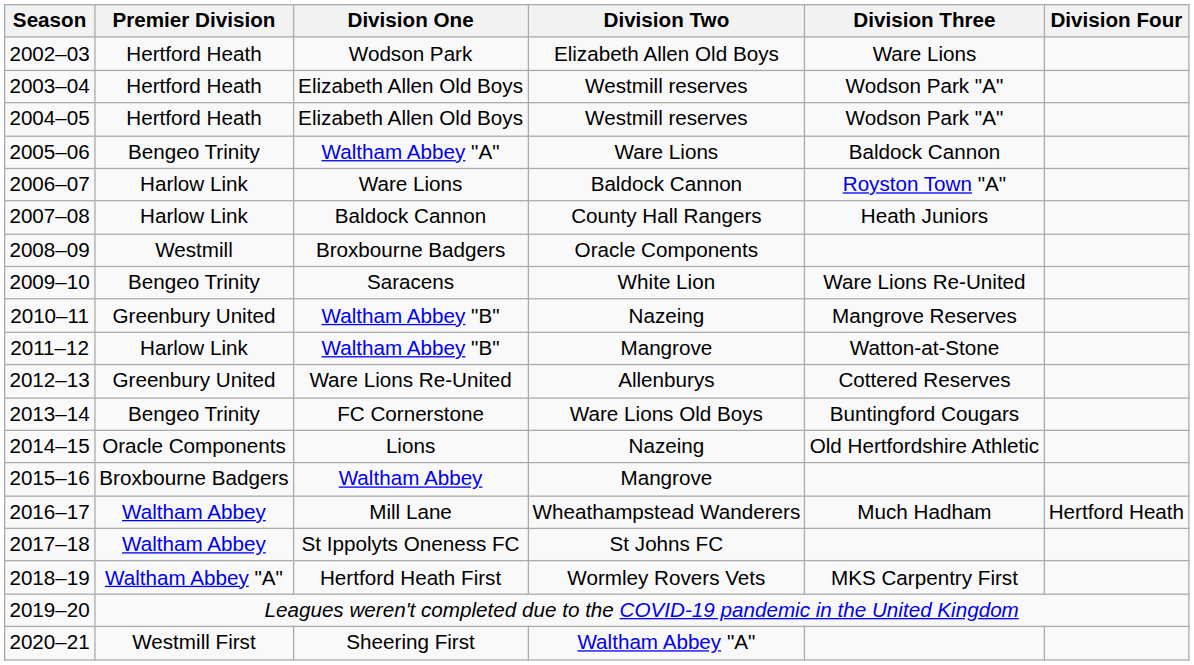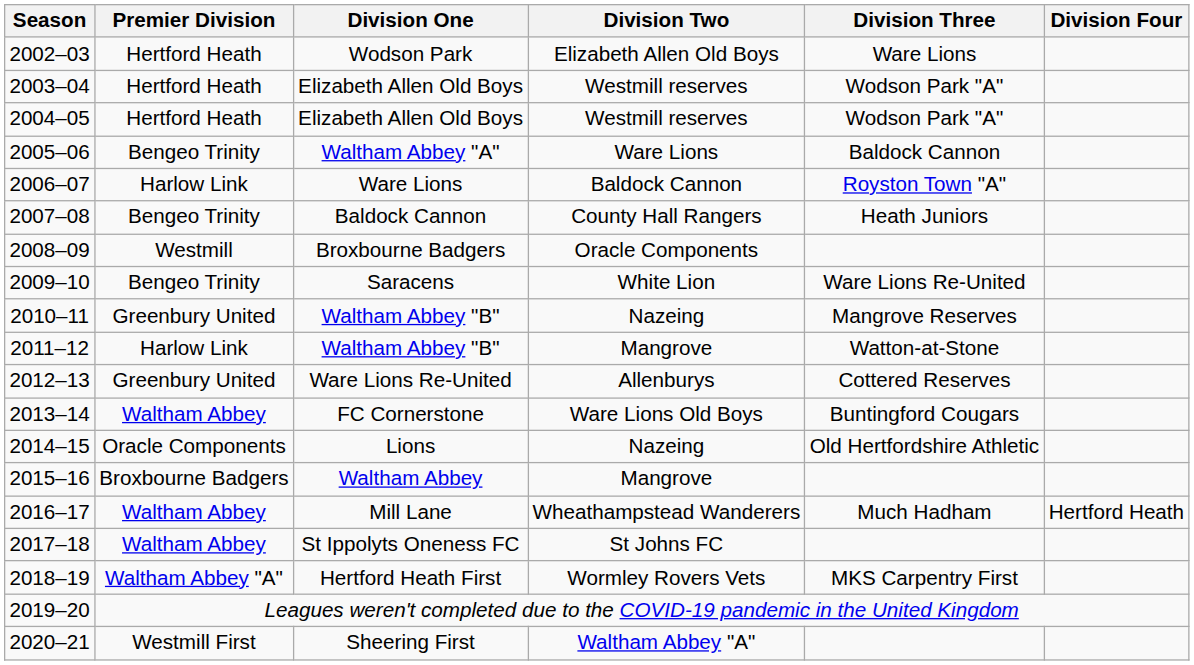(194, 217) Harlow Link -> (194, 217) Bengeo Trinity
(194, 413) Bengeo Trinity -> (194, 413) Waltham Abbey
